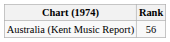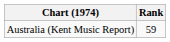(151, 29) 56 -> (151, 29) 59
